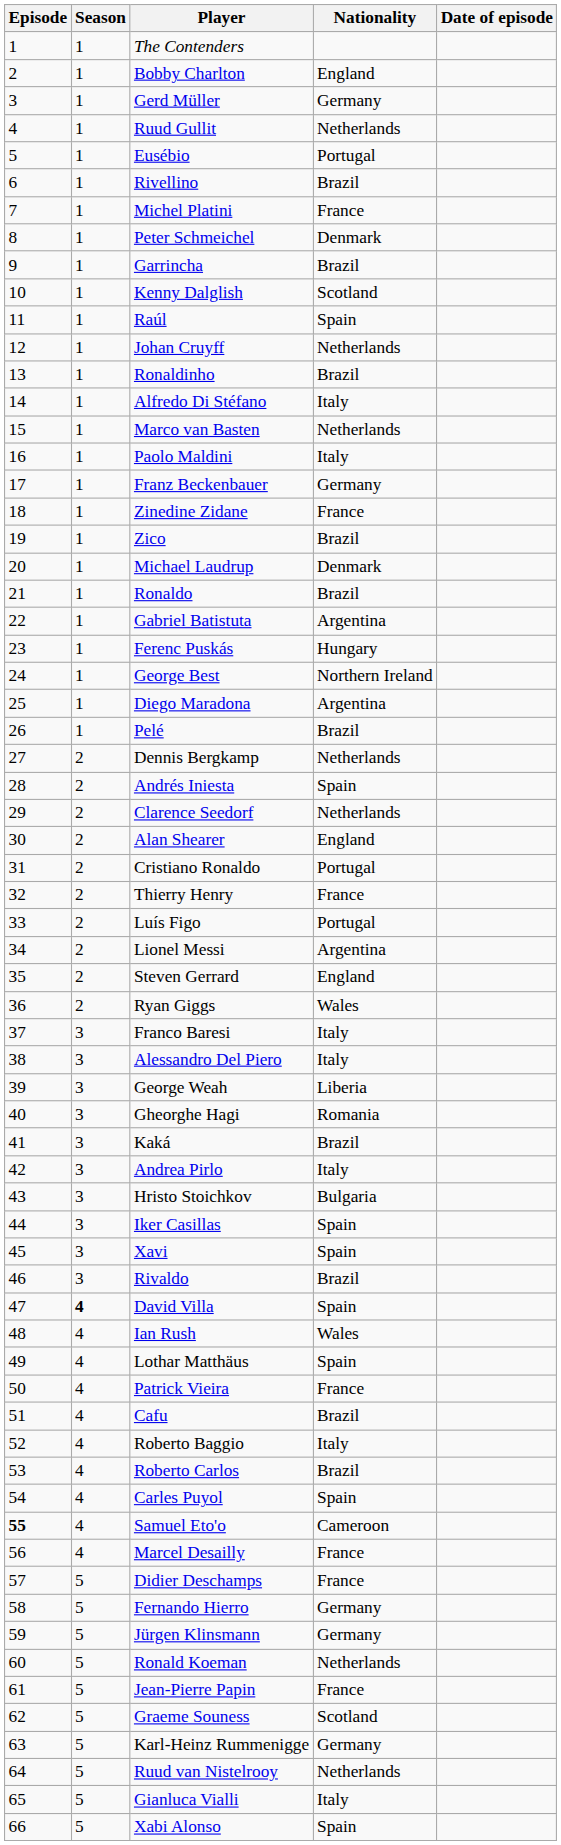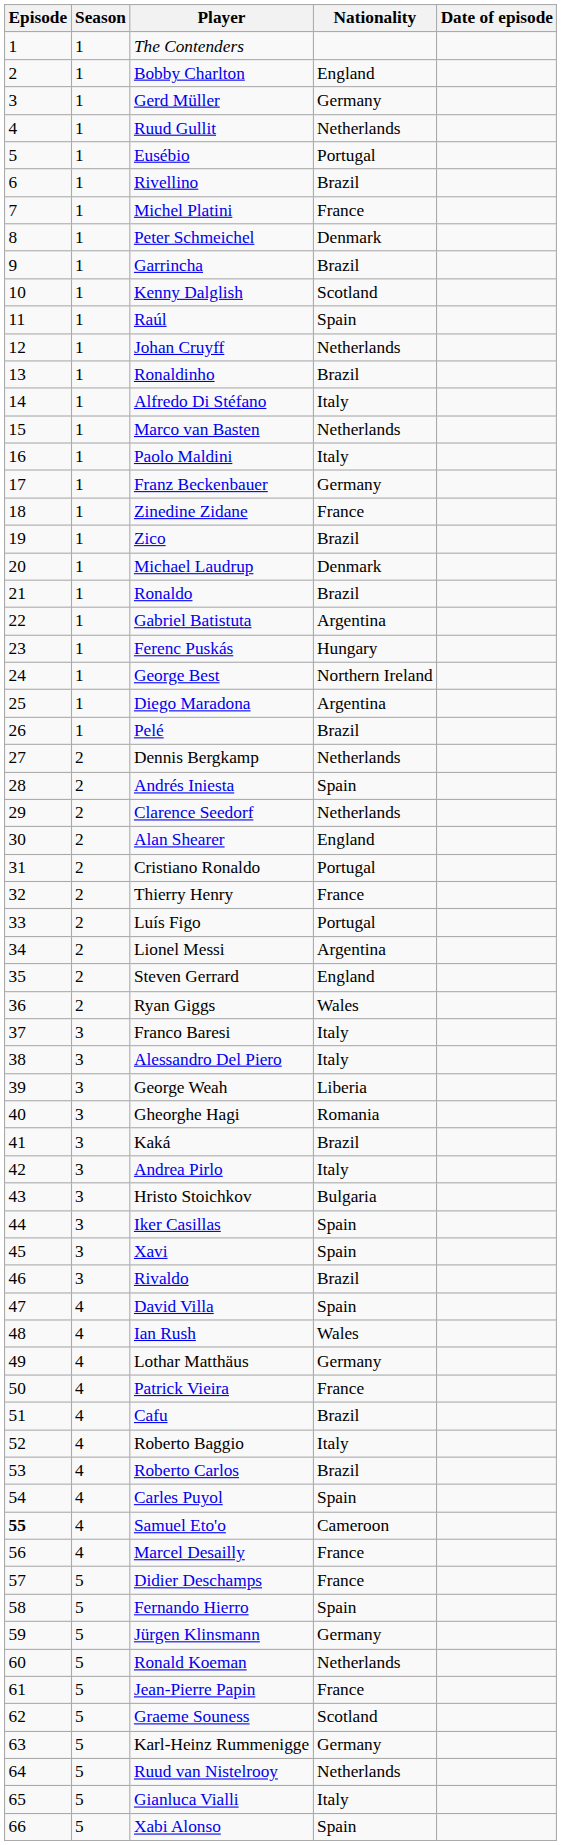(79, 1306) bold -> (79, 1306) normal
(337, 1361) Spain -> (349, 1361) Germany
(349, 1607) Germany -> (337, 1607) Spain
